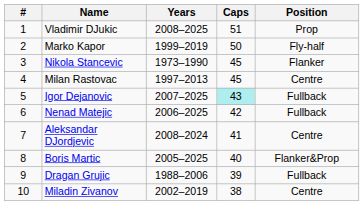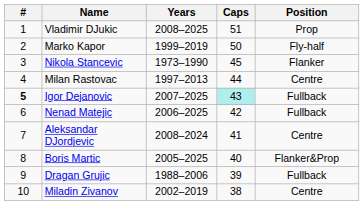(236, 79) 45 -> (236, 79) 44
(23, 96) normal -> (23, 96) bold
